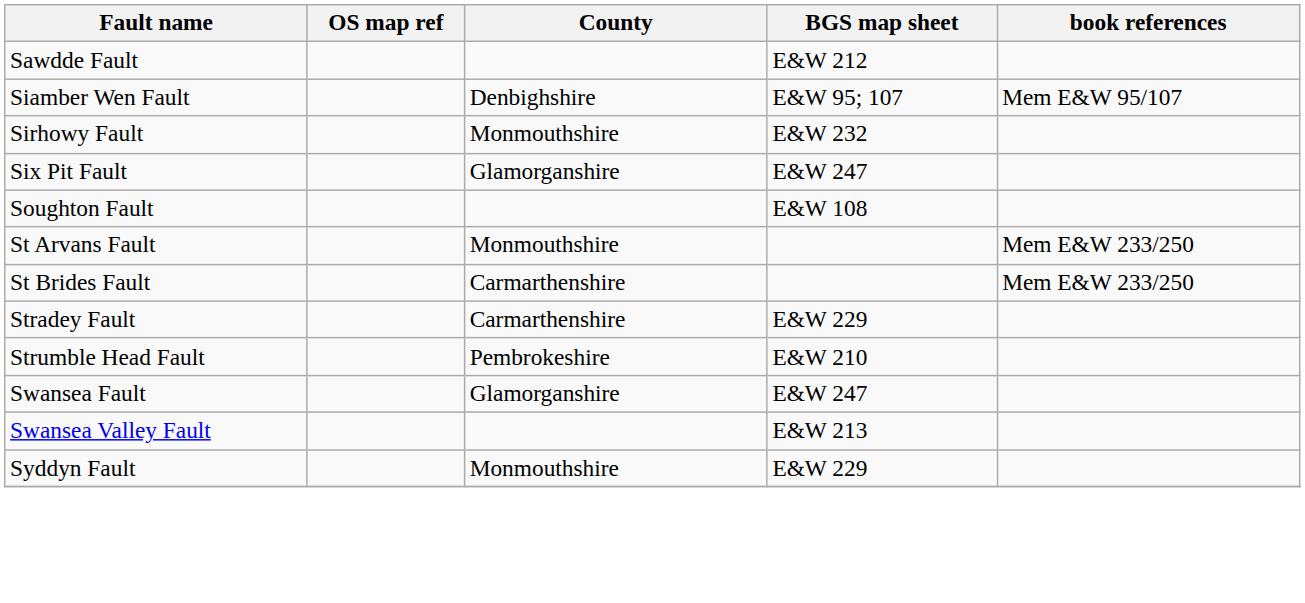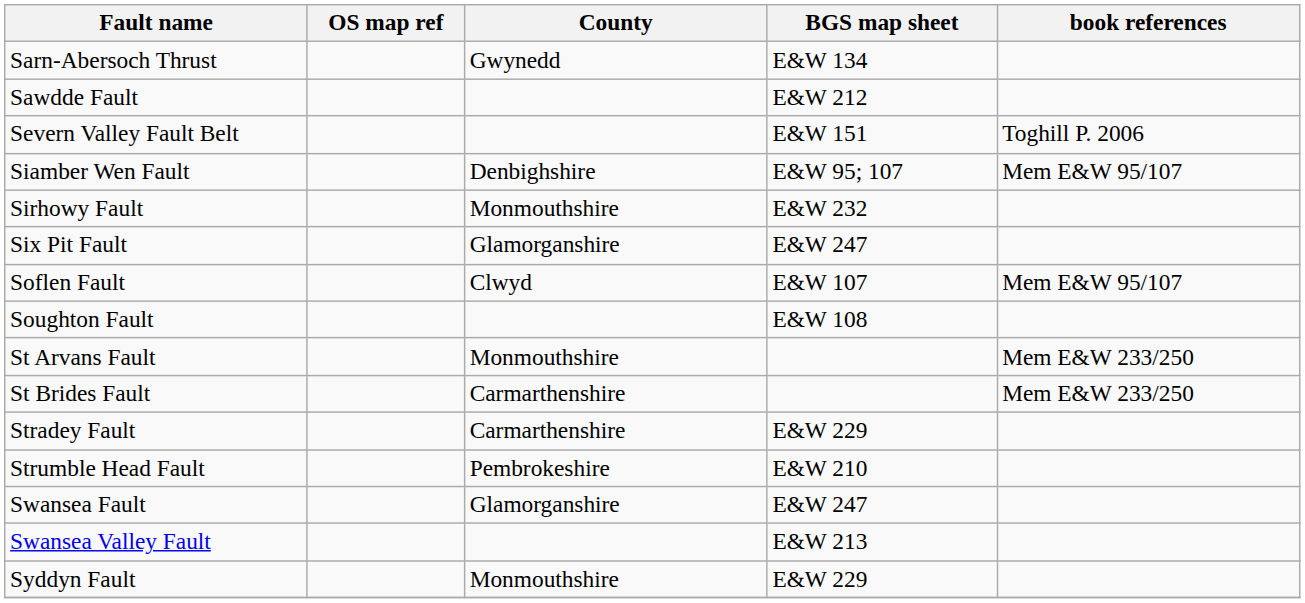+ row: (113, 60)
+ row: (124, 134)
+ row: (68, 282)
